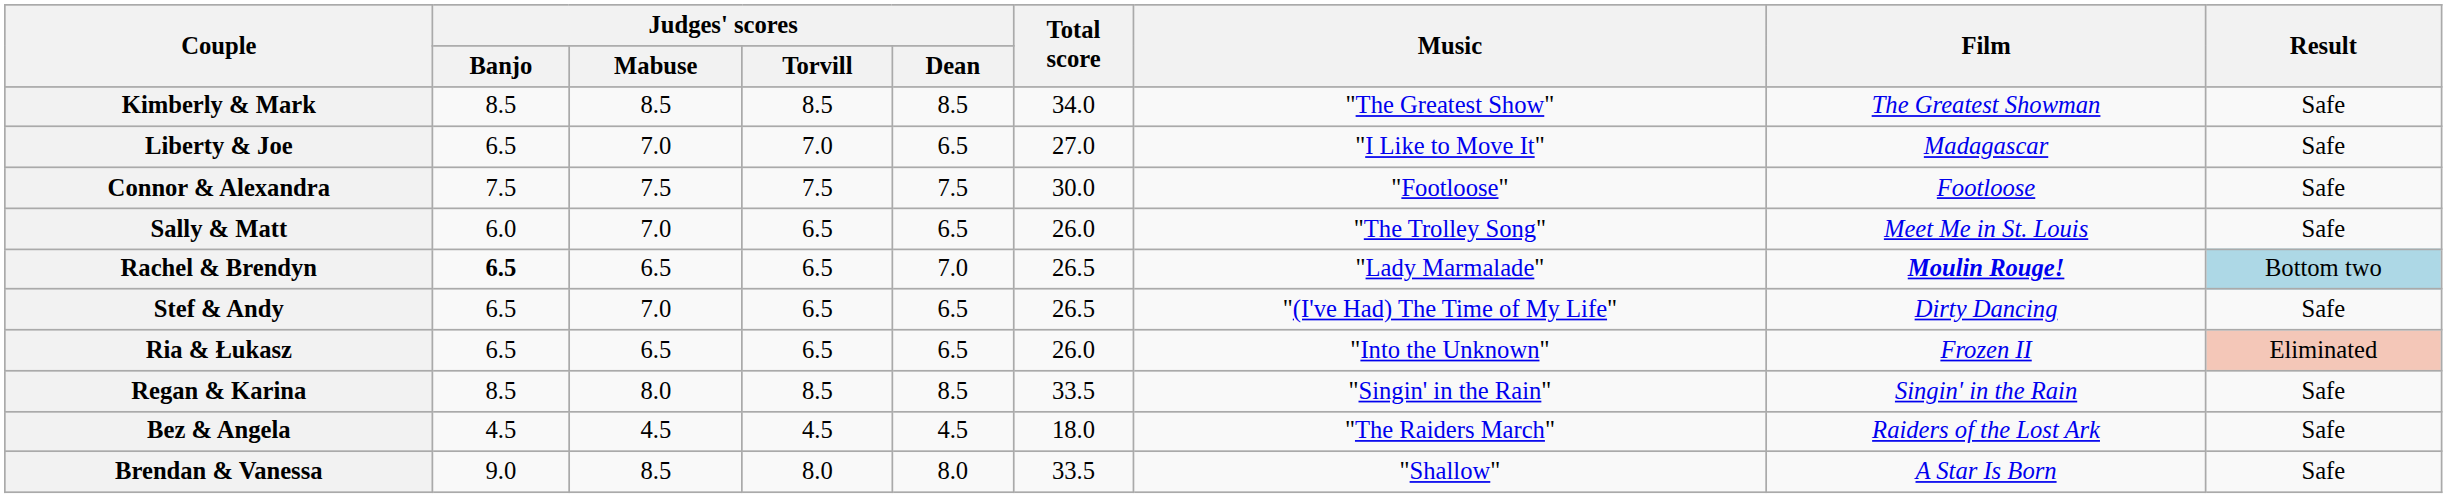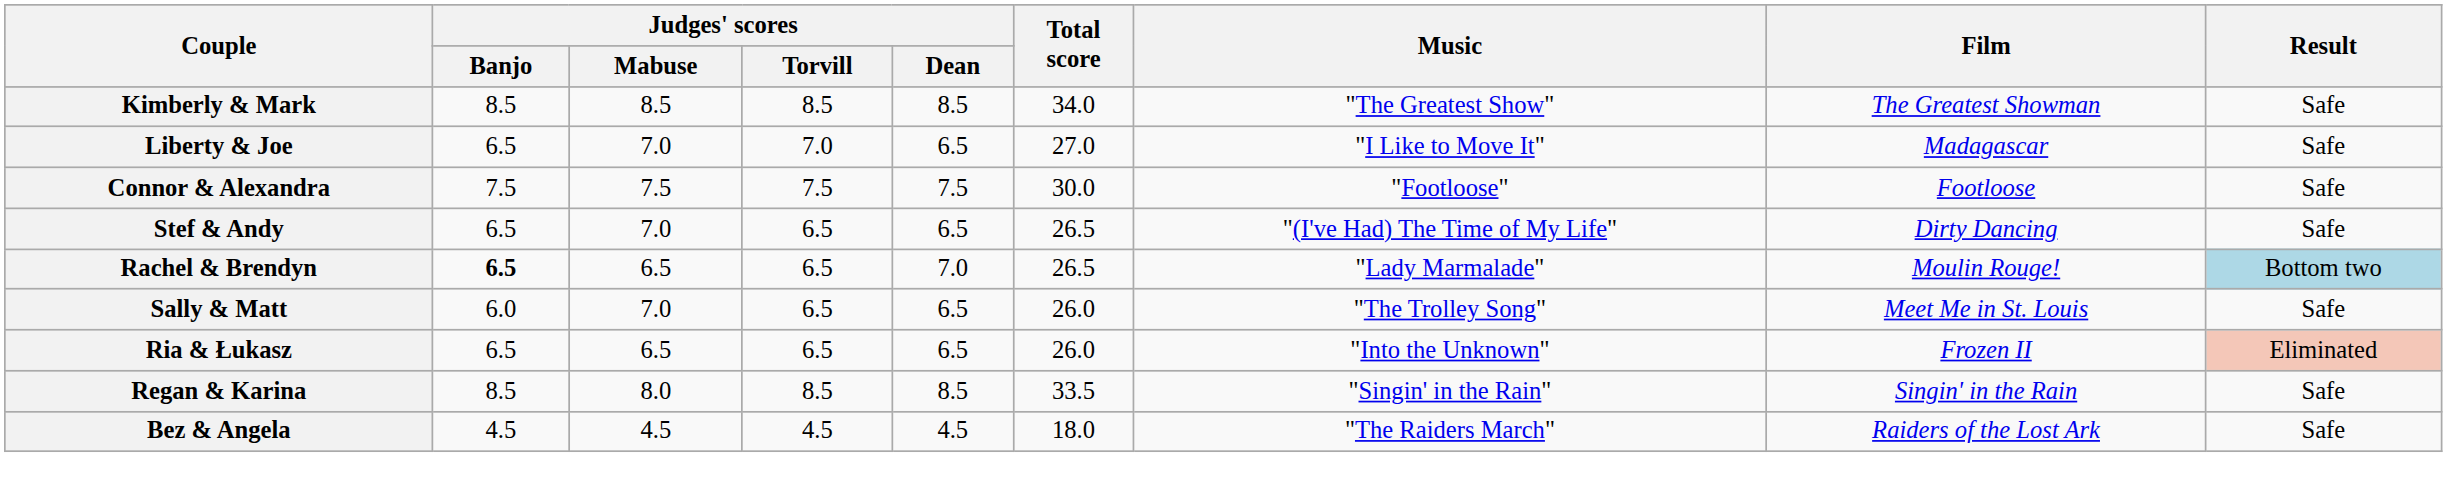rows swapped: (219, 309) <-> (219, 228)
(1986, 268) bold -> (1986, 268) normal
- row: (219, 471)
